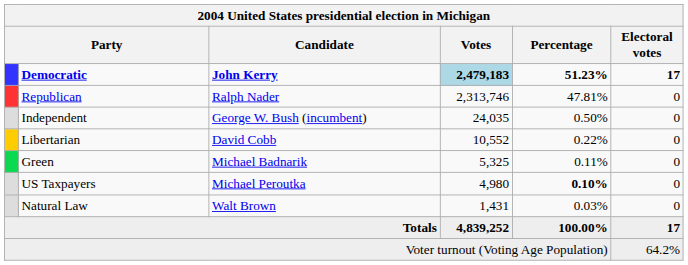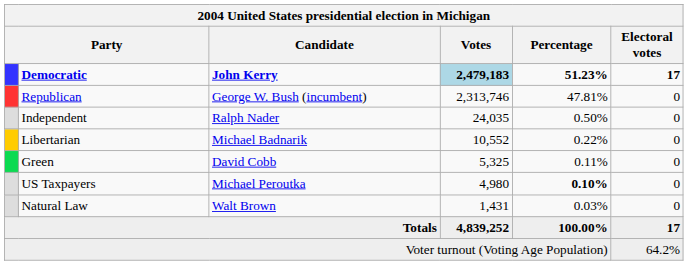(246, 96) Ralph Nader -> (289, 96) George W. Bush (incumbent)
(289, 118) George W. Bush (incumbent) -> (246, 118) Ralph Nader
(244, 140) David Cobb -> (260, 140) Michael Badnarik
(260, 162) Michael Badnarik -> (244, 162) David Cobb
